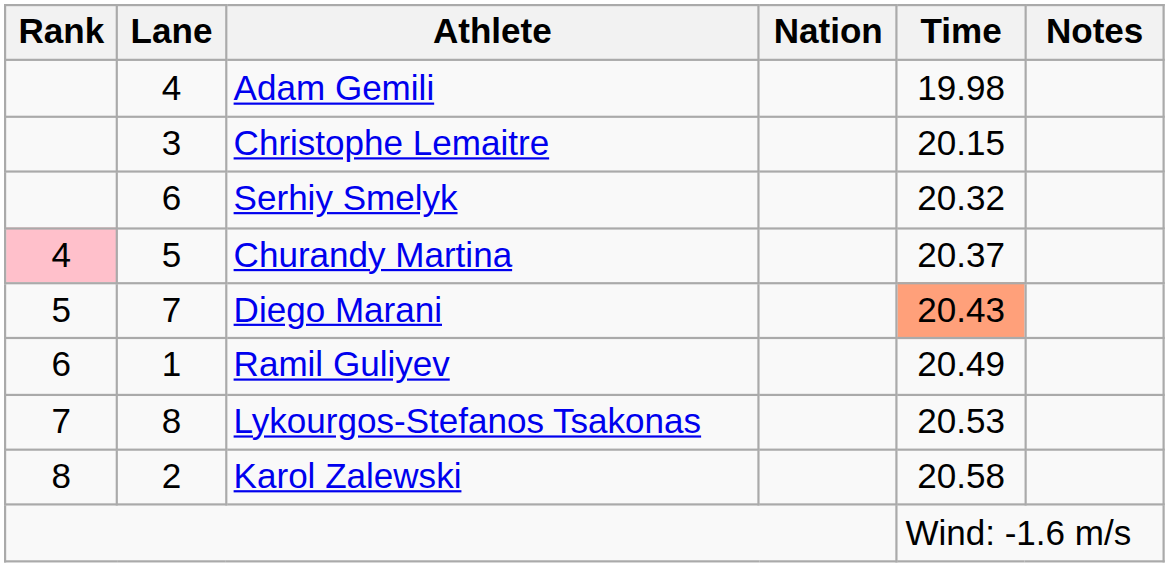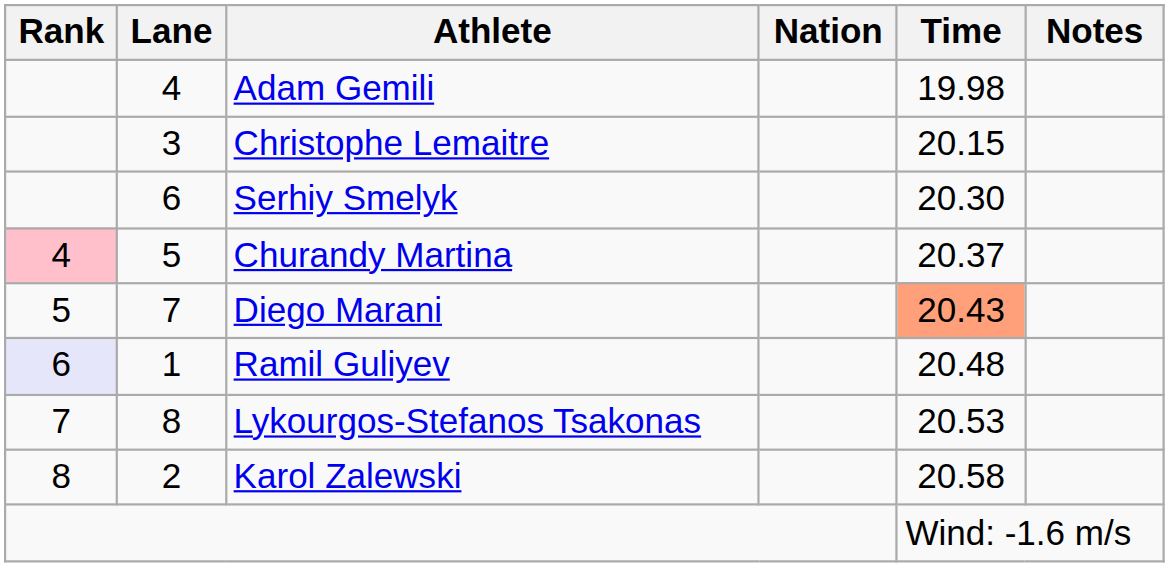(961, 198) 20.32 -> (961, 198) 20.30
(61, 365) no background -> (61, 365) lavender background
(961, 365) 20.49 -> (961, 365) 20.48
